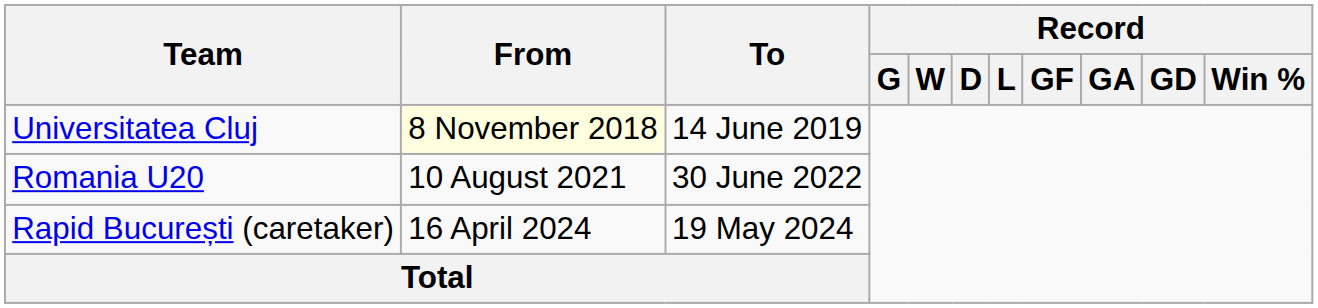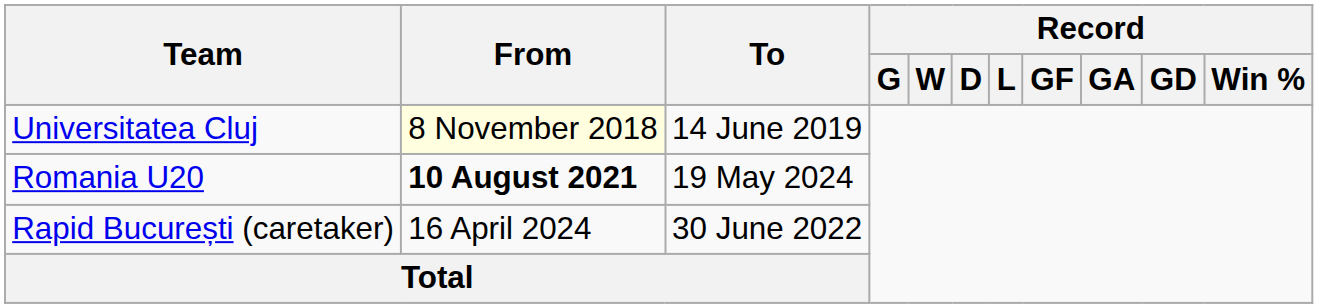(517, 178) normal -> (523, 178) bold
(767, 178) 30 June 2022 -> (763, 178) 19 May 2024
(763, 228) 19 May 2024 -> (767, 228) 30 June 2022
